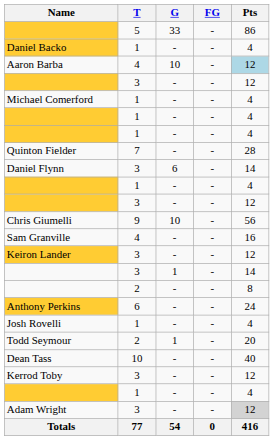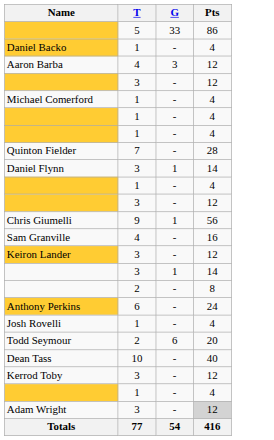- column: (212, 13)
(175, 64) 10 -> (175, 64) 3
(250, 64) lightblue background -> (212, 64) no background
(175, 168) 6 -> (175, 168) 1
(175, 220) 10 -> (175, 220) 1
(175, 340) 1 -> (175, 340) 6
